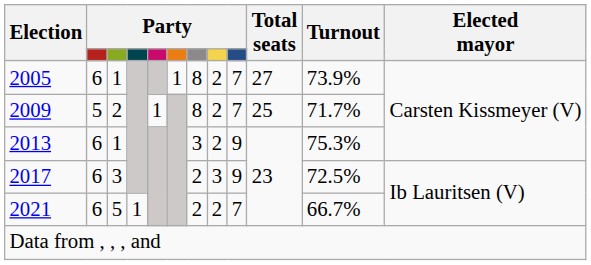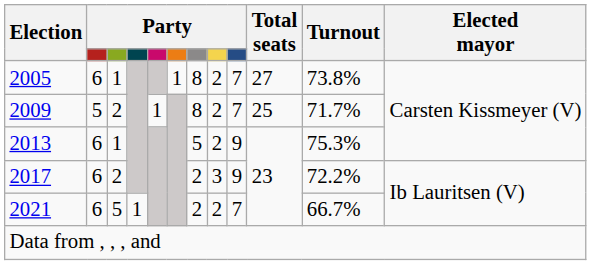(334, 77) 73.9% -> (334, 77) 73.8%
(197, 143) 3 -> (197, 143) 5
(117, 176) 3 -> (117, 176) 2
(334, 176) 72.5% -> (334, 176) 72.2%
